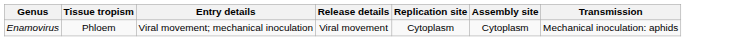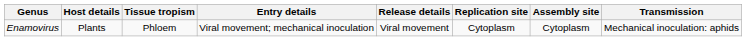+ column: (92, 12)
